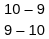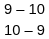rows swapped: (24, 30) <-> (24, 9)
